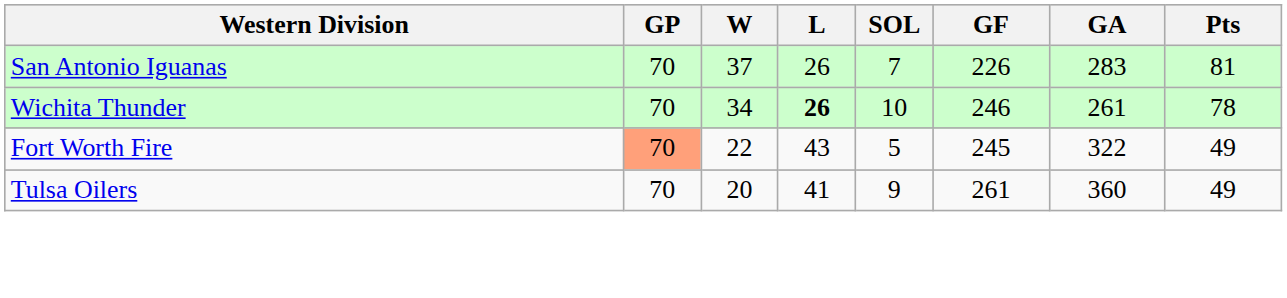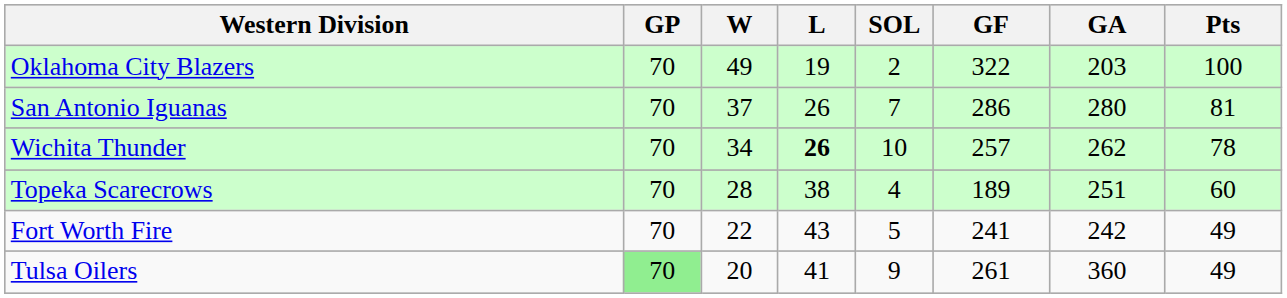+ row: (132, 66)
(991, 66) 226 -> (991, 107) 286
(1107, 66) 283 -> (1107, 107) 280
(991, 107) 246 -> (991, 148) 257
(1107, 107) 261 -> (1107, 148) 262
+ row: (112, 189)
(662, 148) lightsalmon background -> (662, 230) no background
(991, 148) 245 -> (991, 230) 241
(1107, 148) 322 -> (1107, 230) 242
(662, 189) no background -> (662, 271) lightgreen background
